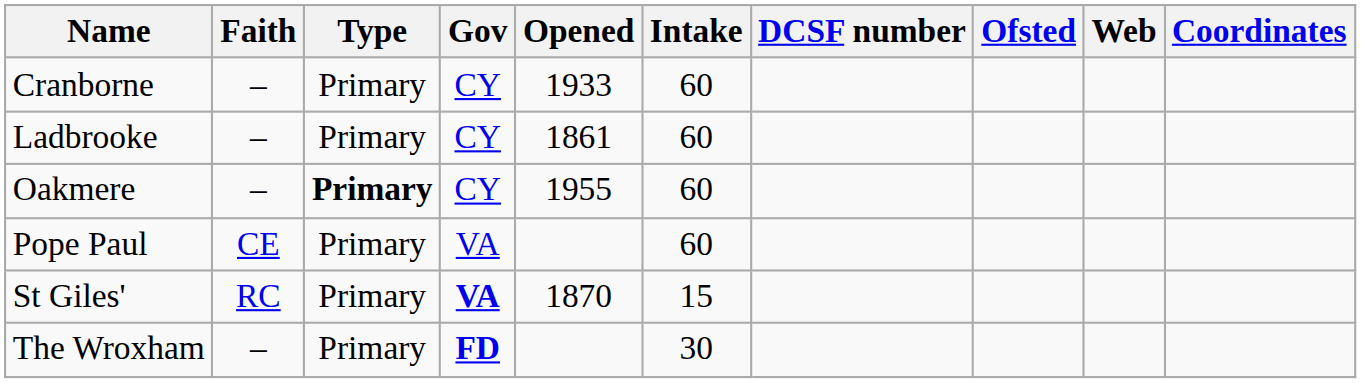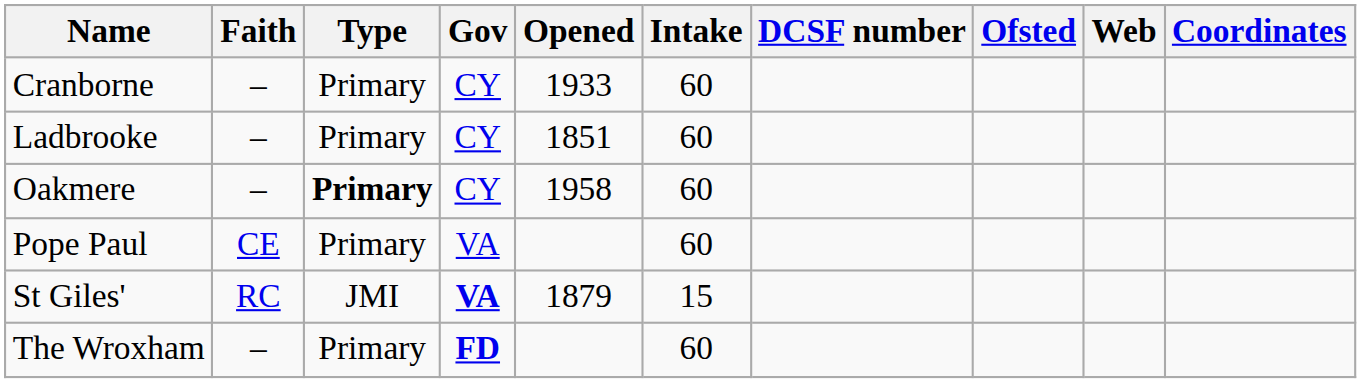(579, 137) 1861 -> (579, 137) 1851
(579, 190) 1955 -> (579, 190) 1958
(372, 296) Primary -> (372, 296) JMI
(579, 296) 1870 -> (579, 296) 1879
(696, 349) 30 -> (696, 349) 60
